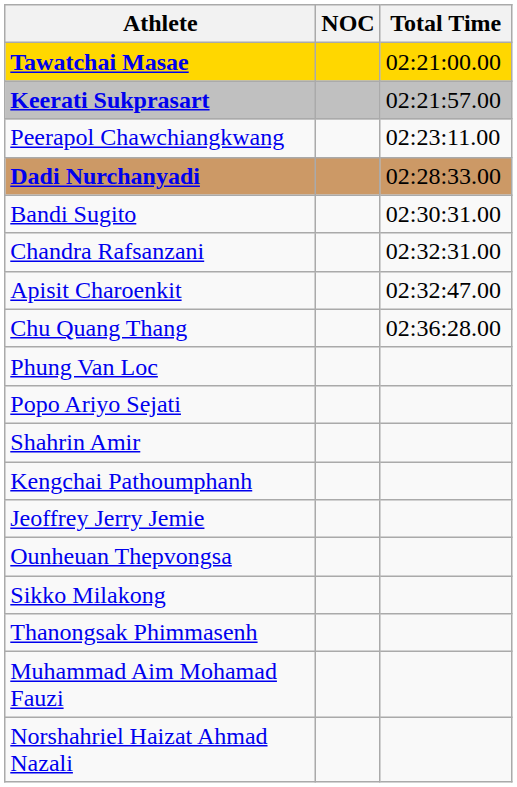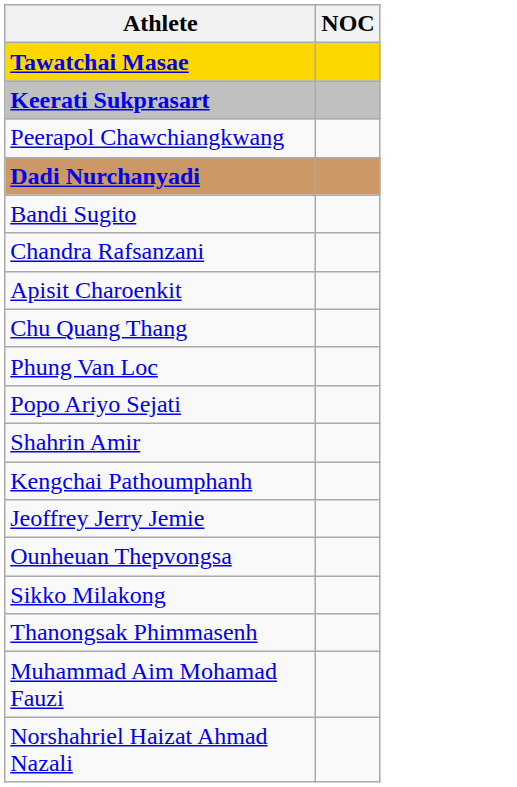- column: (446, 23)
